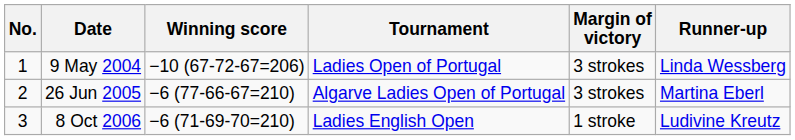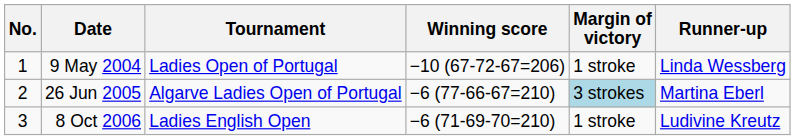columns swapped: (439, 28) <-> (227, 28)
(609, 66) 3 strokes -> (604, 66) 1 stroke
(609, 93) no background -> (609, 93) lightblue background
